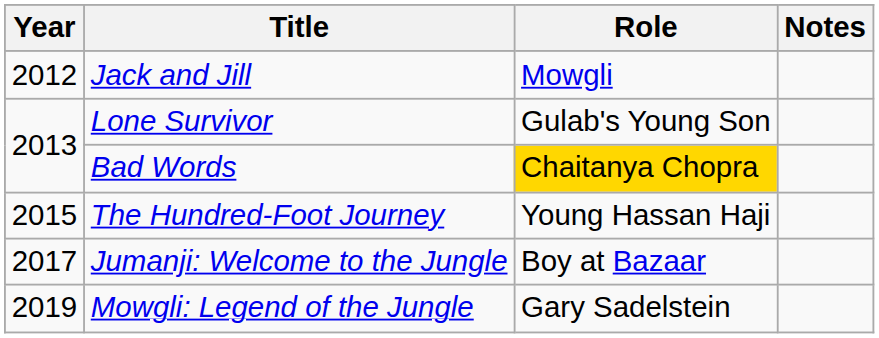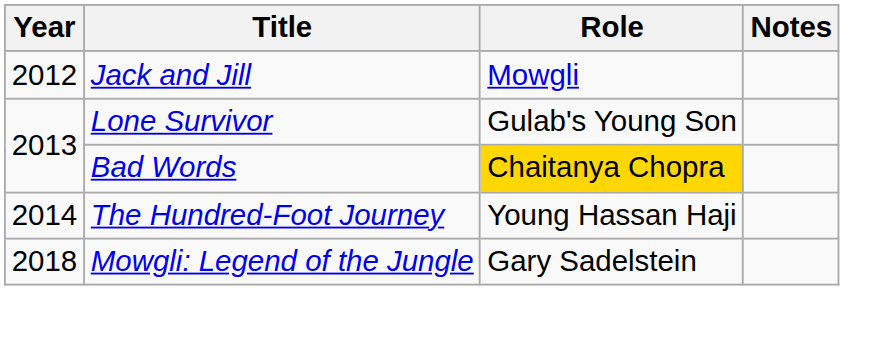(44, 214) 2015 -> (44, 214) 2014
- row: (299, 261)
(44, 307) 2019 -> (44, 261) 2018
